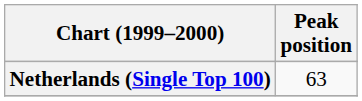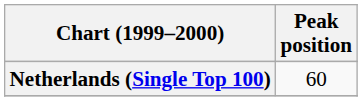(316, 78) 63 -> (316, 78) 60
